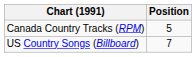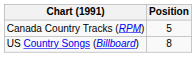(169, 44) 7 -> (169, 44) 8
